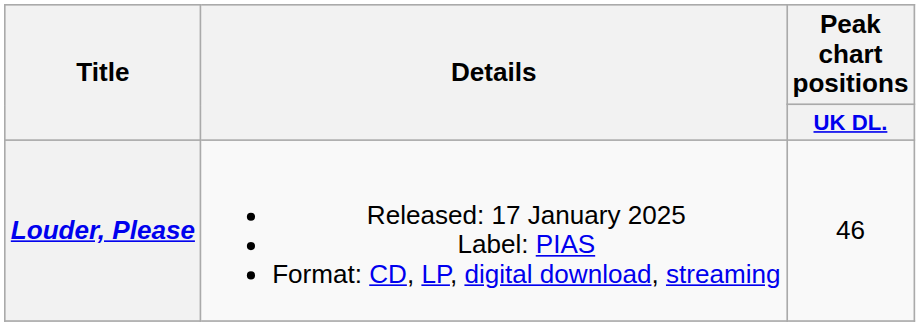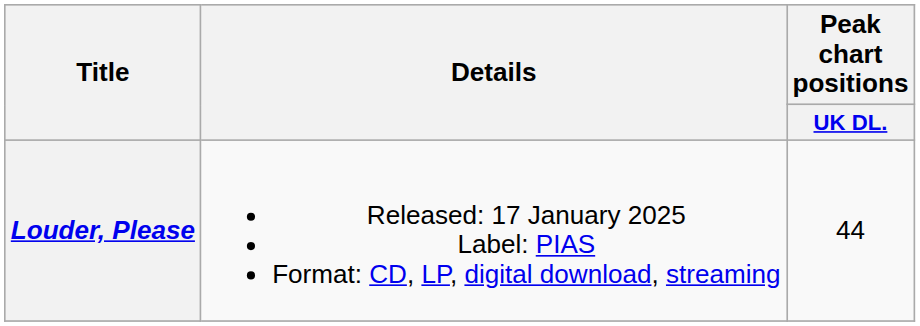(850, 230) 46 -> (850, 230) 44
